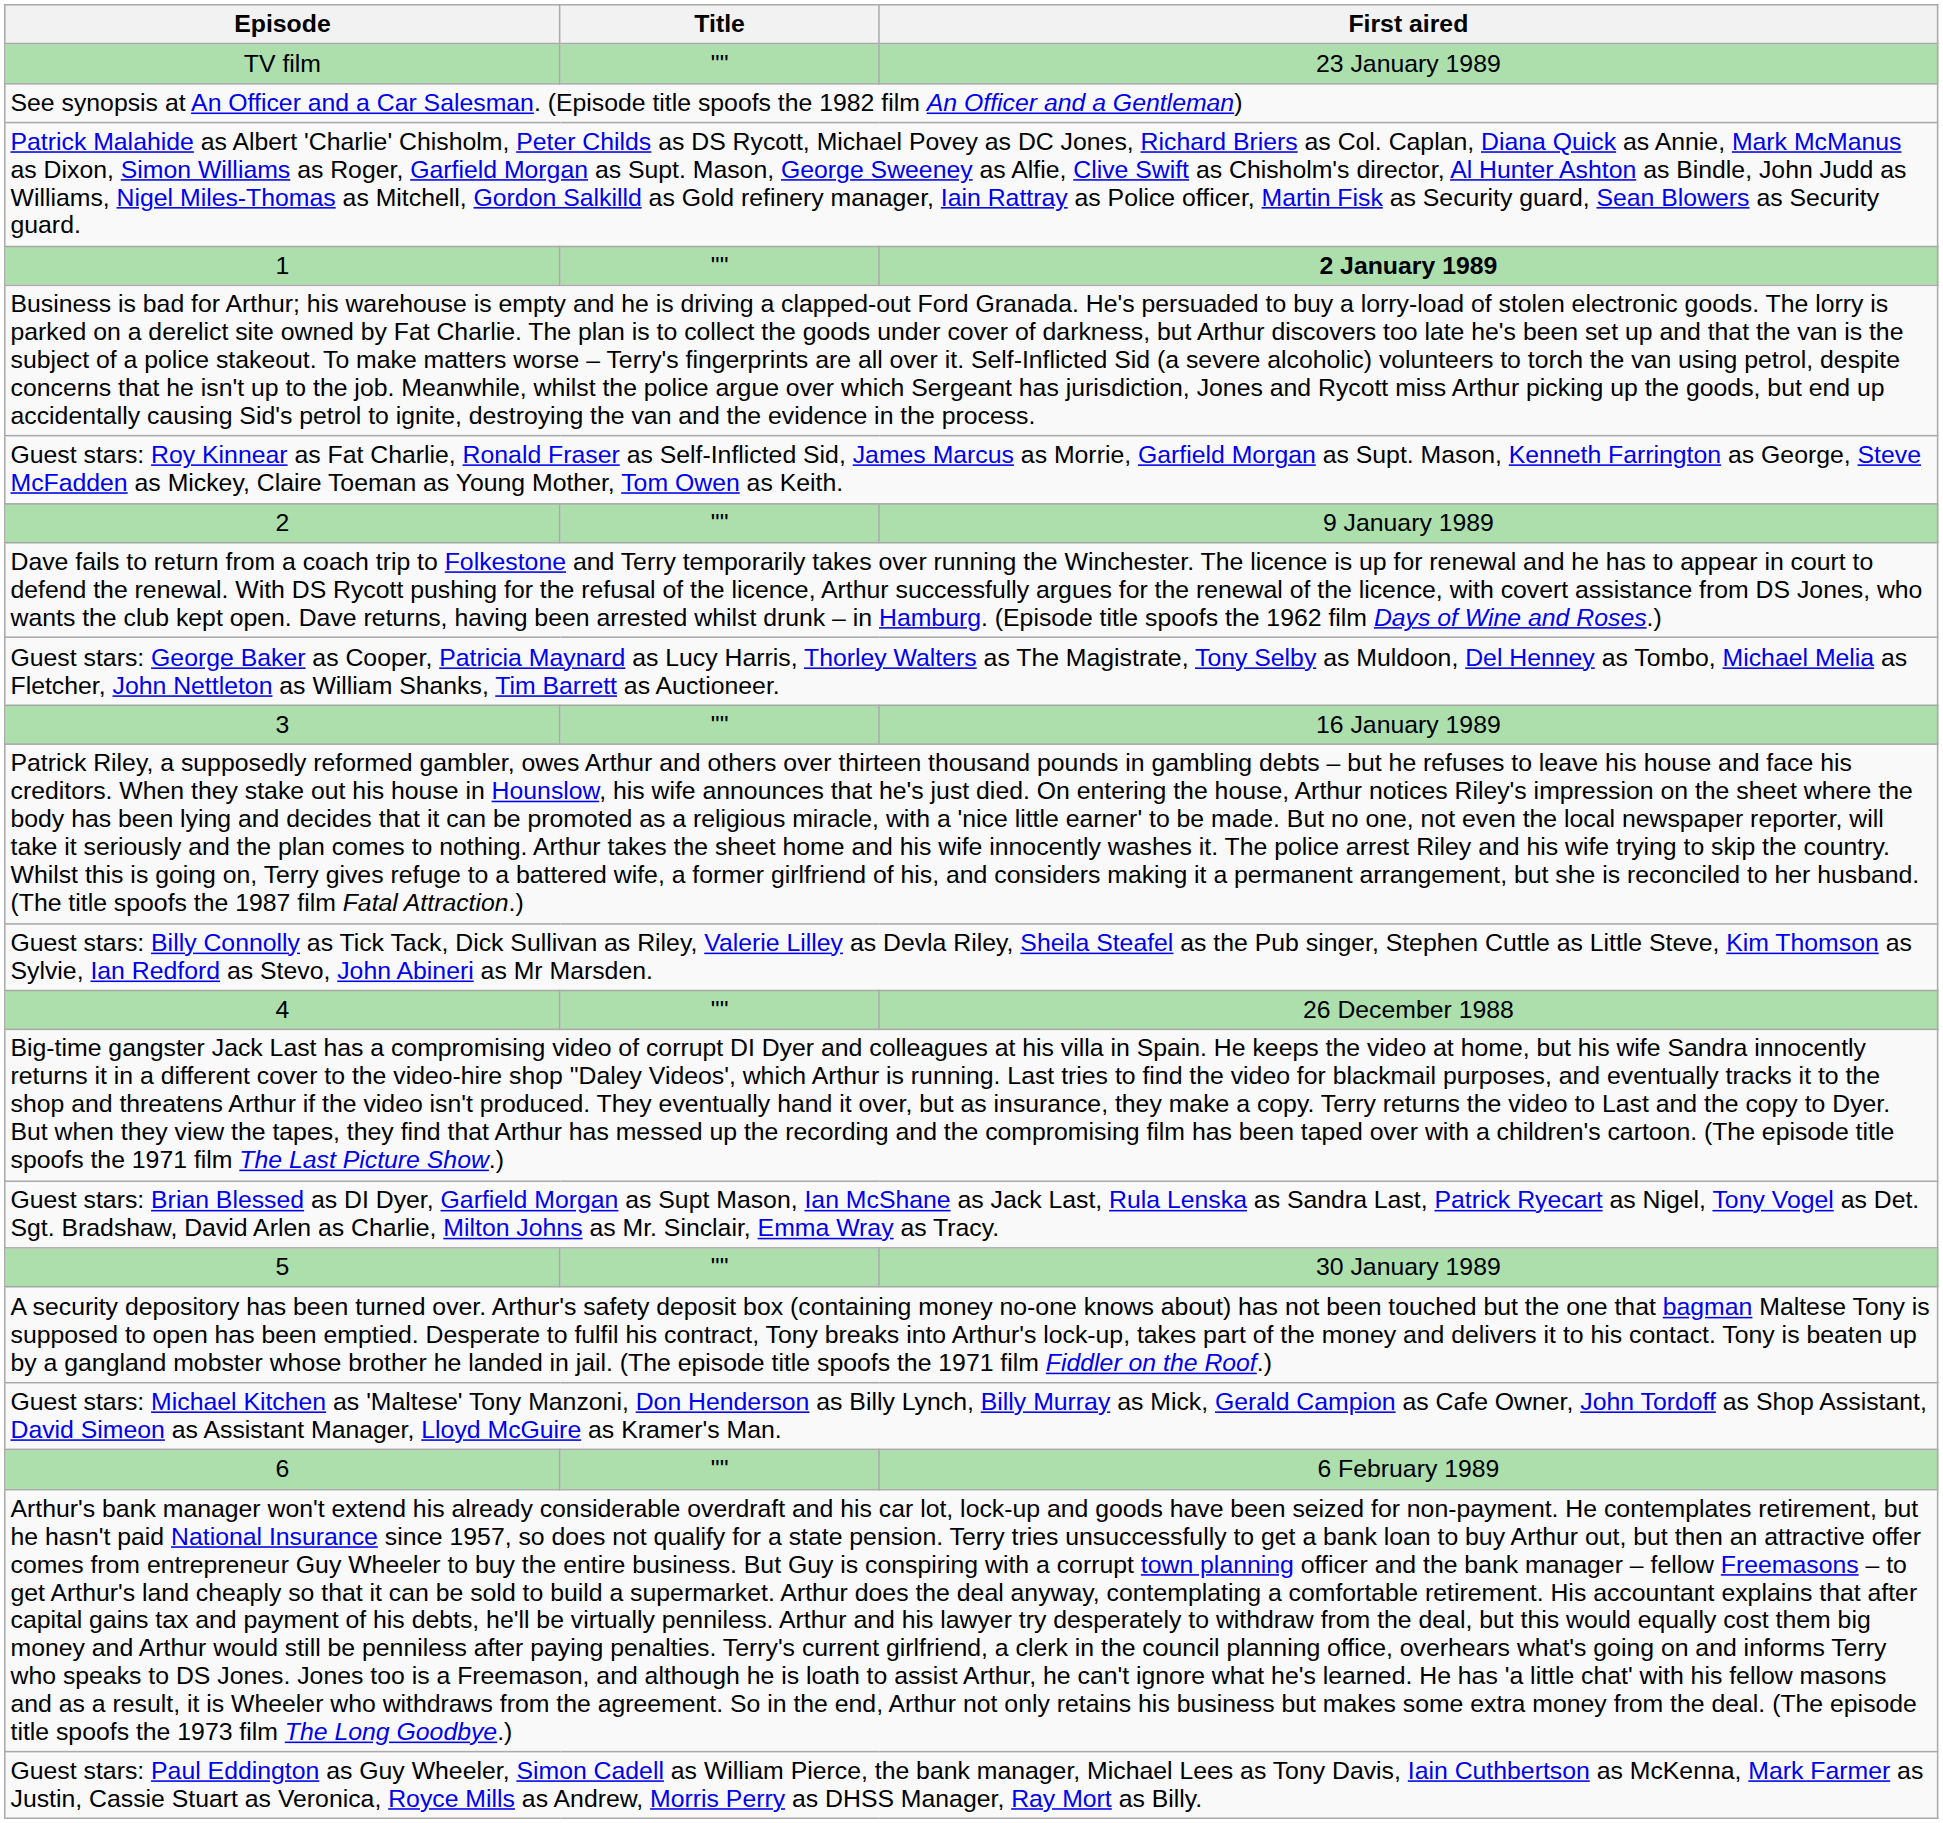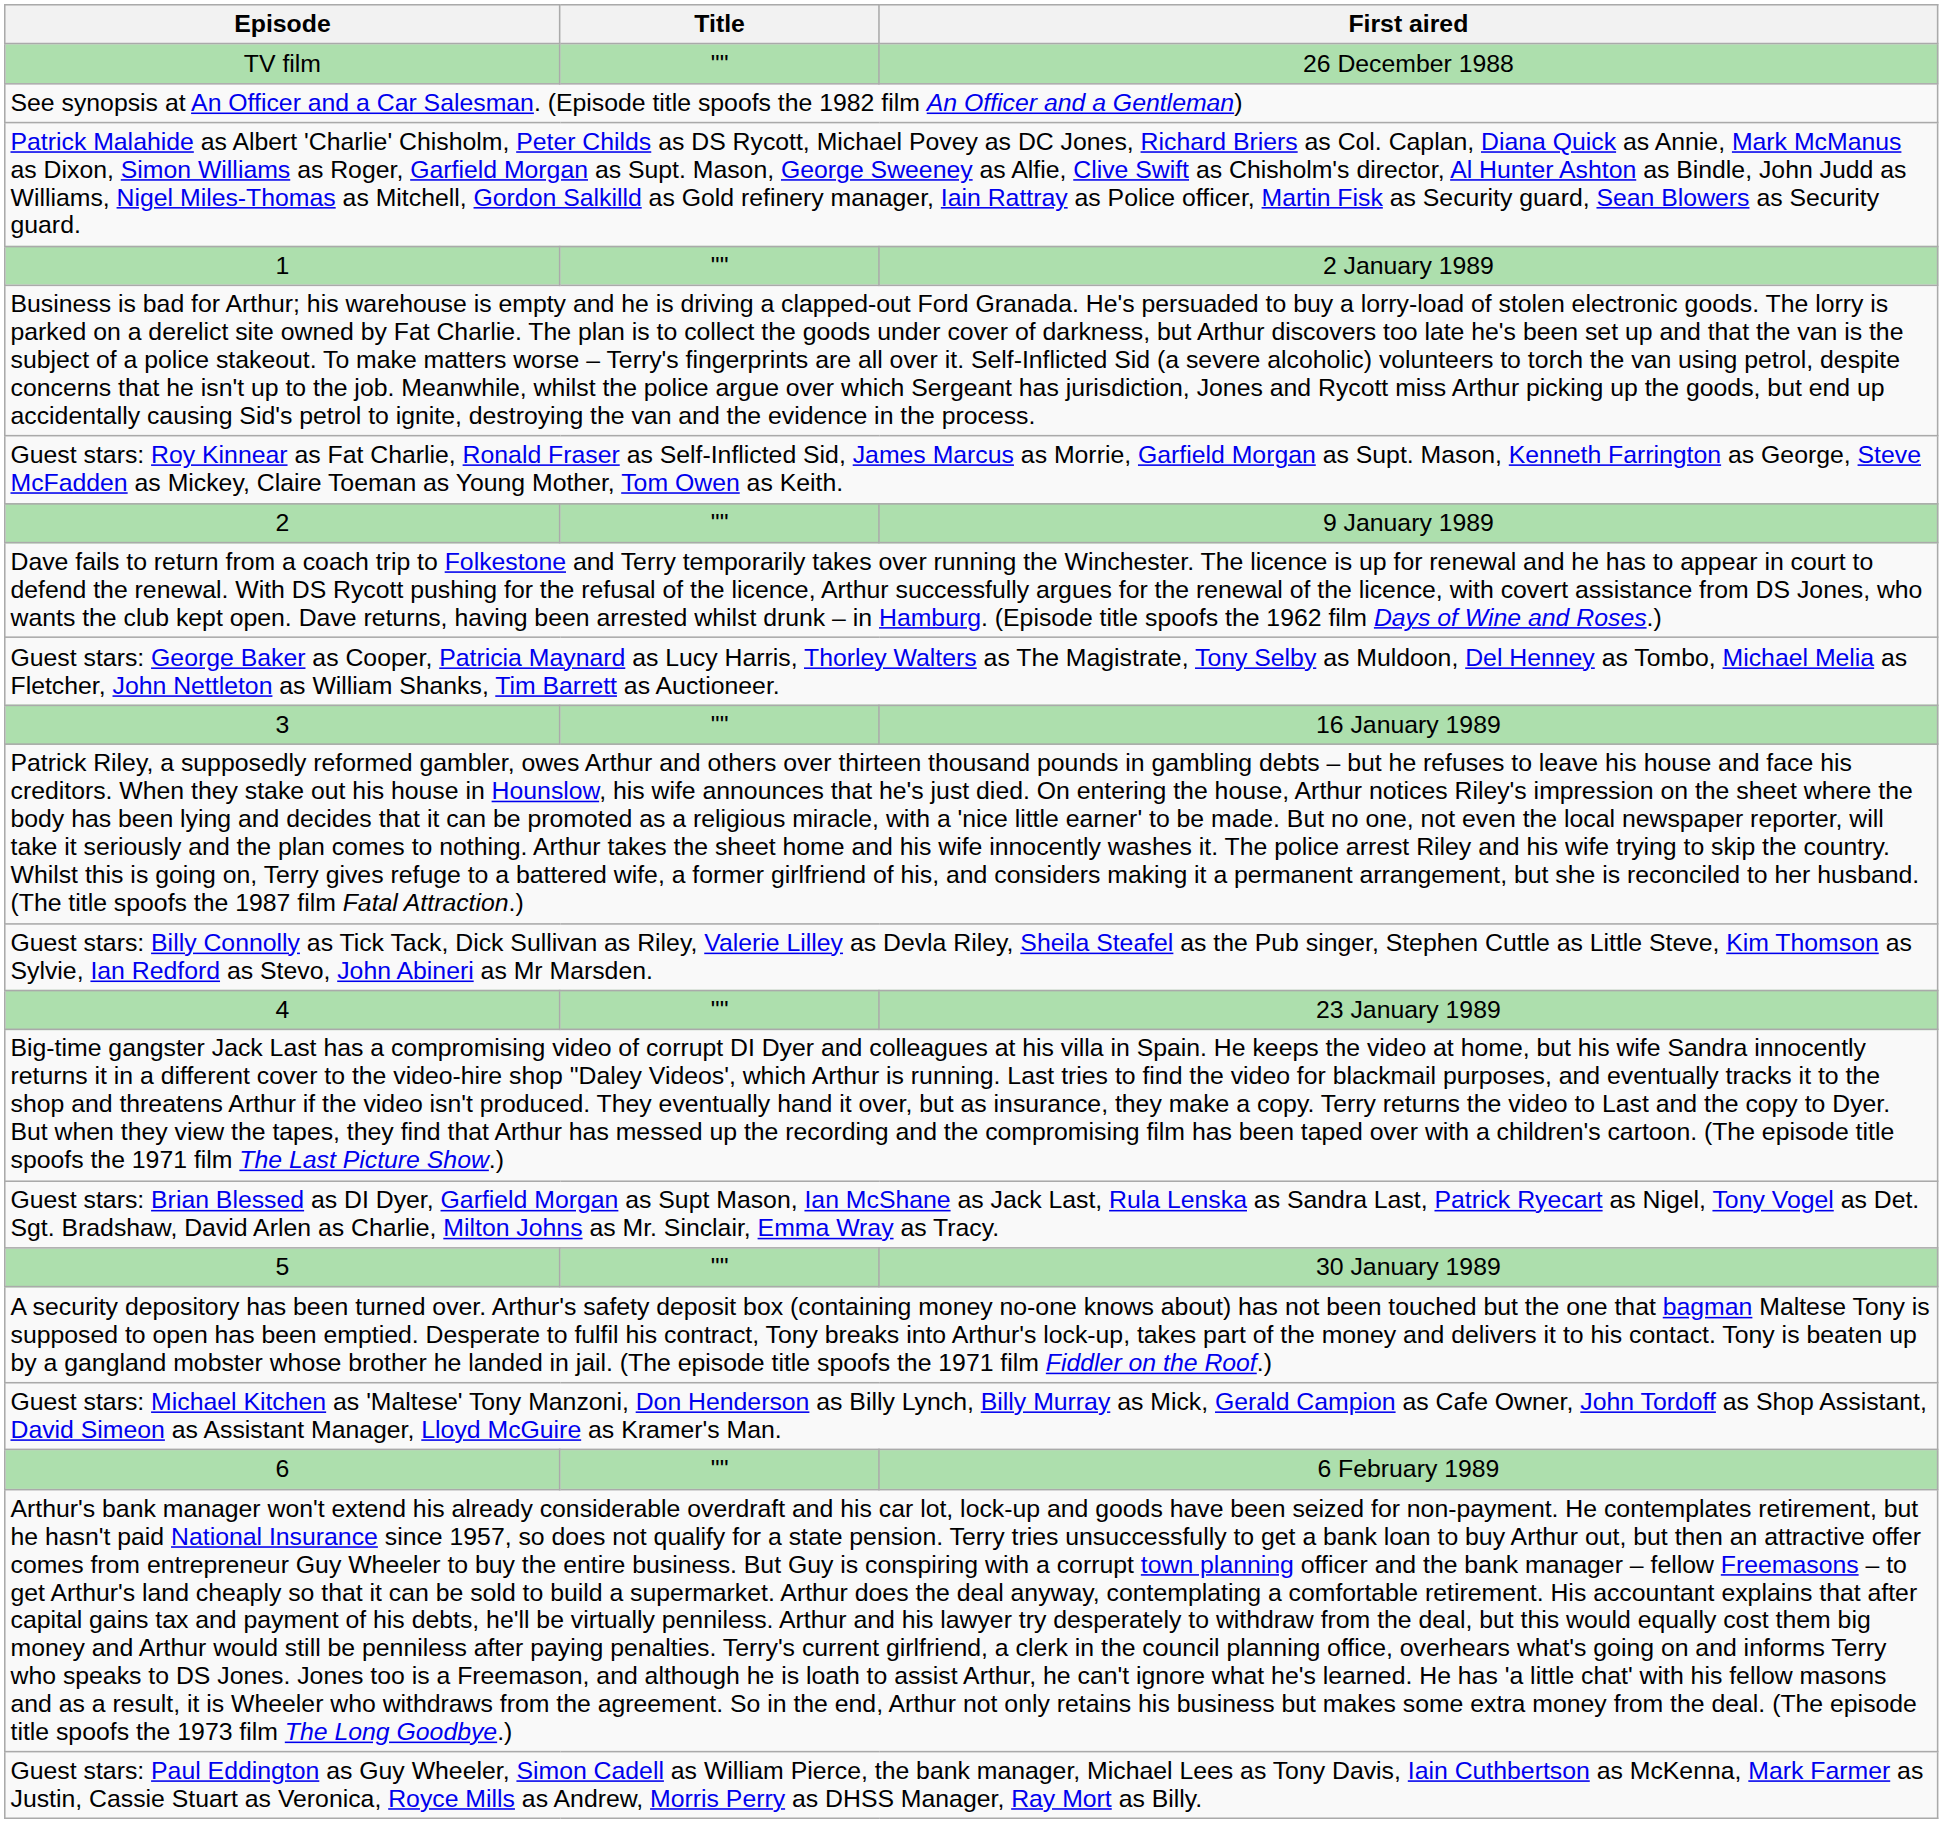(1408, 63) 23 January 1989 -> (1408, 63) 26 December 1988
(1408, 265) bold -> (1408, 265) normal
(1408, 1009) 26 December 1988 -> (1408, 1009) 23 January 1989
